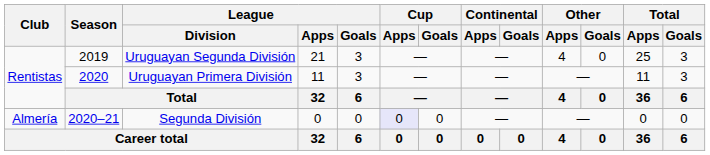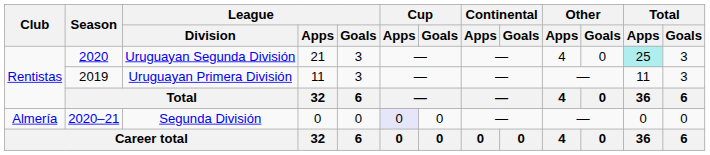(94, 56) 2019 -> (94, 56) 2020
(643, 56) no background -> (643, 56) paleturquoise background
(94, 77) 2020 -> (94, 77) 2019
